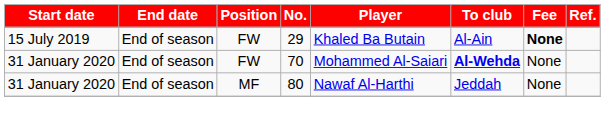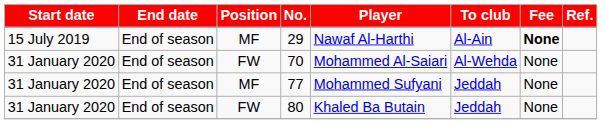(249, 38) FW -> (249, 38) MF
(369, 38) Khaled Ba Butain -> (364, 38) Nawaf Al-Harthi
(487, 61) bold -> (485, 61) normal
+ row: (295, 84)
(249, 84) MF -> (249, 107) FW
(364, 84) Nawaf Al-Harthi -> (369, 107) Khaled Ba Butain
